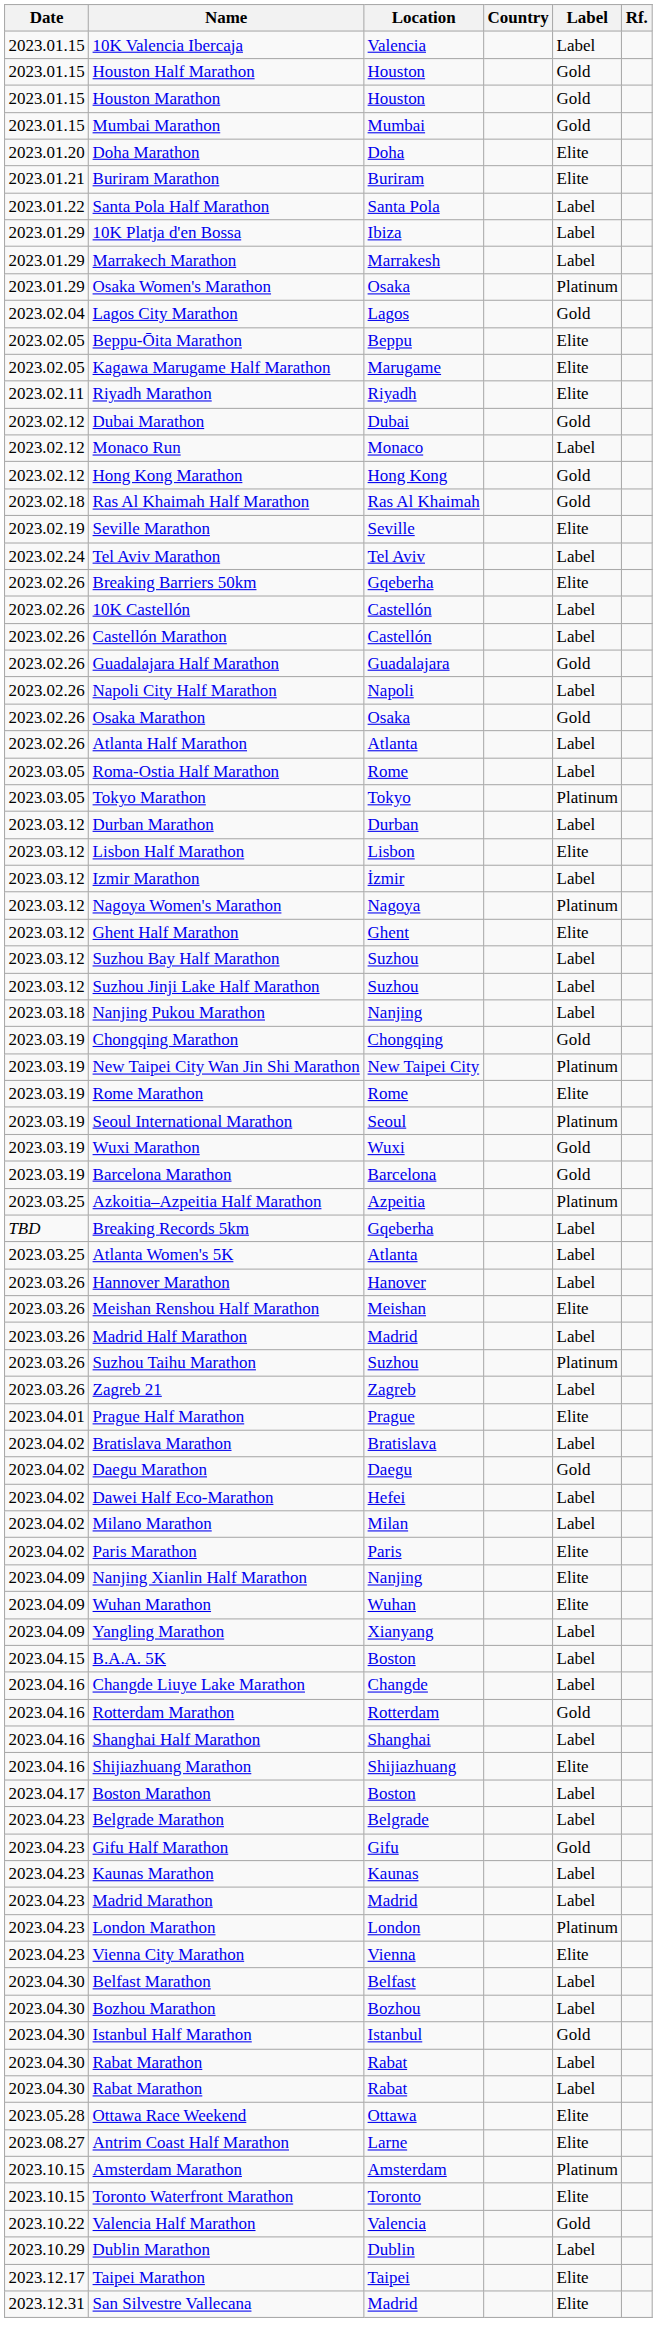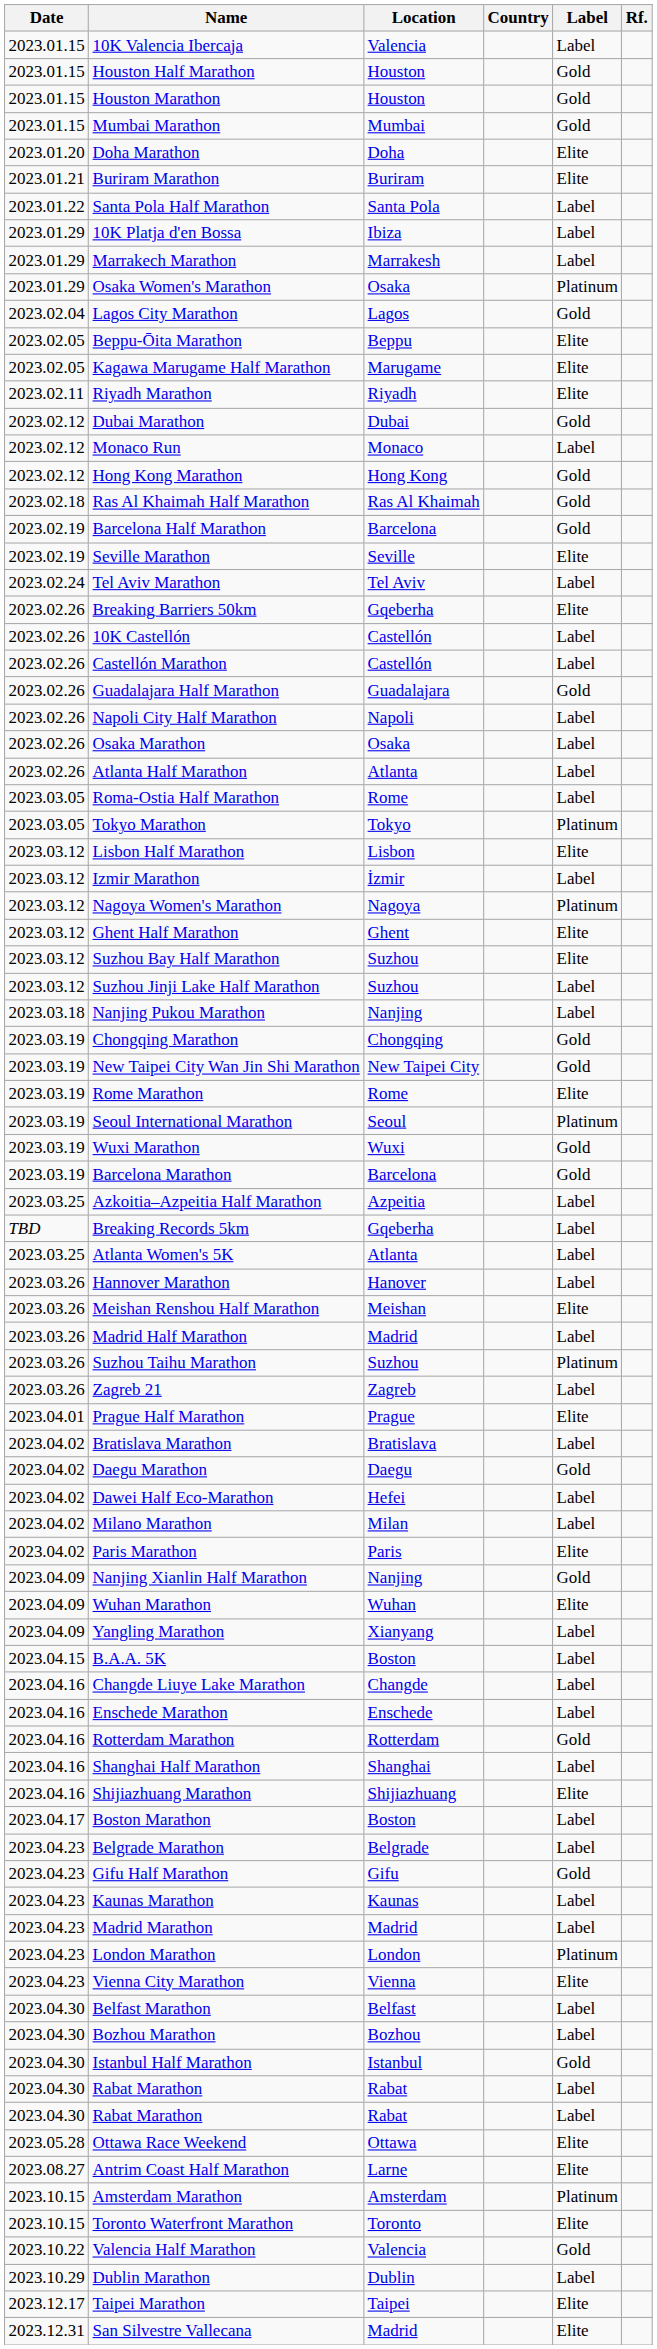+ row: (179, 529)
(574, 717) Gold -> (576, 744) Label
- row: (153, 824)
(576, 959) Label -> (573, 959) Elite
(587, 1066) Platinum -> (574, 1066) Gold
(587, 1201) Platinum -> (576, 1201) Label
(573, 1578) Elite -> (574, 1578) Gold
+ row: (160, 1712)
